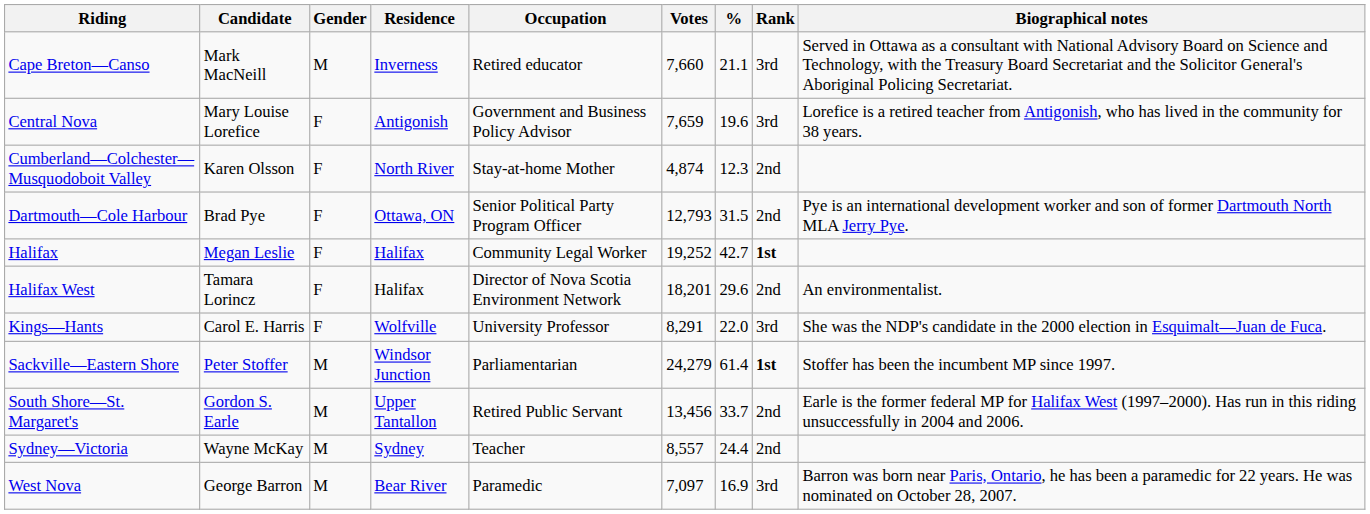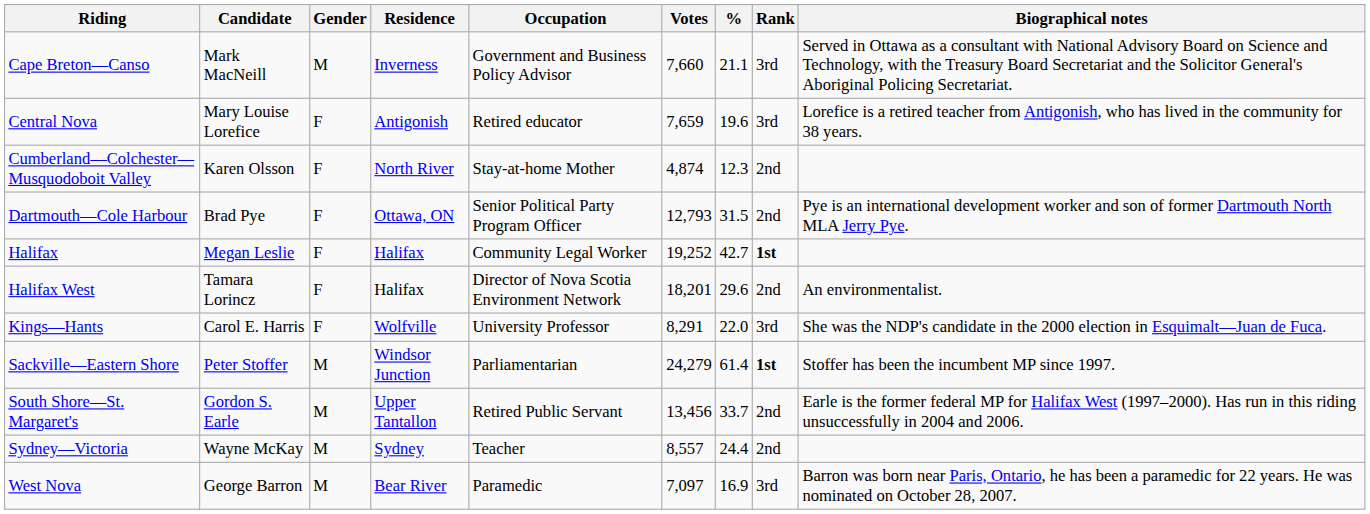(527, 65) Retired educator -> (559, 65) Government and Business Policy Advisor
(559, 122) Government and Business Policy Advisor -> (527, 122) Retired educator
